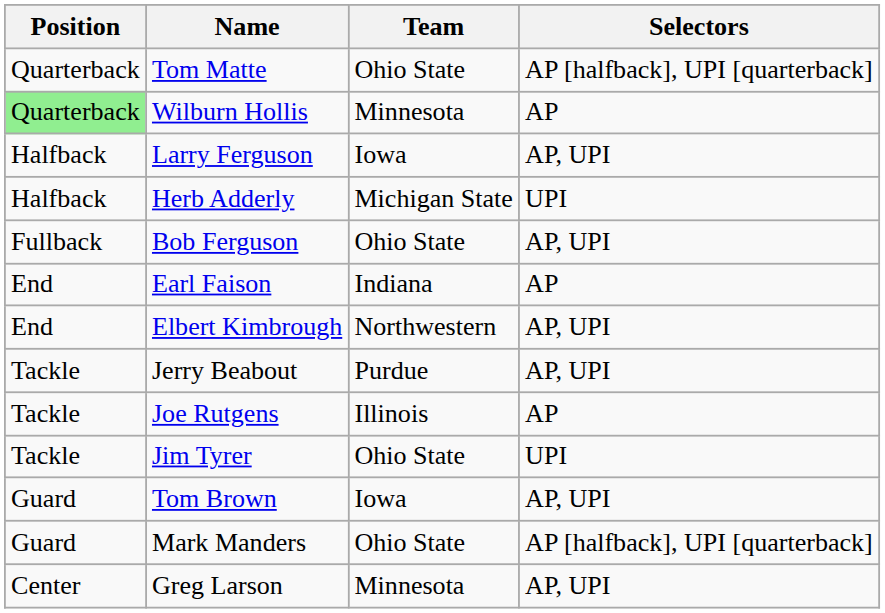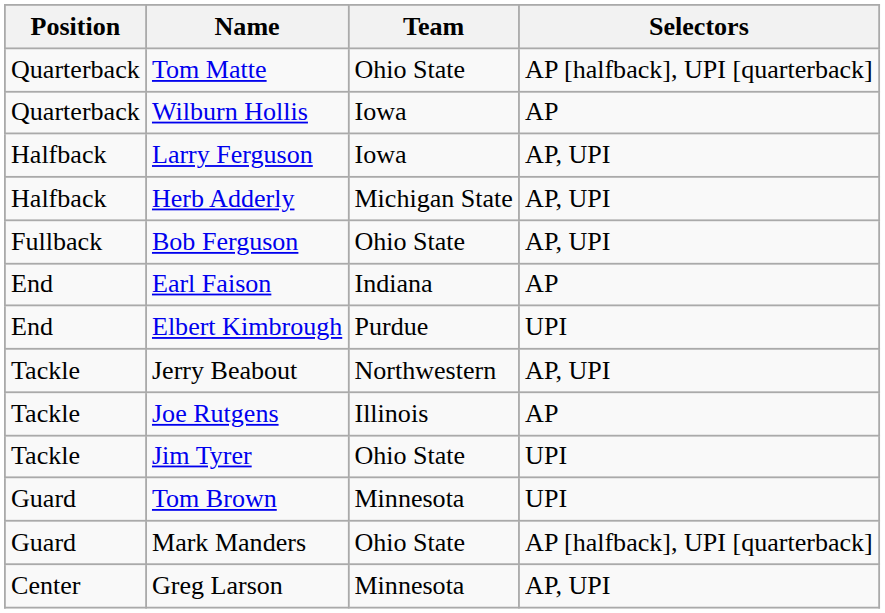(75, 112) lightgreen background -> (75, 112) no background
(409, 112) Minnesota -> (381, 112) Iowa
(546, 198) UPI -> (568, 198) AP, UPI
(425, 327) Northwestern -> (391, 327) Purdue
(568, 327) AP, UPI -> (546, 327) UPI
(391, 370) Purdue -> (425, 370) Northwestern
(381, 499) Iowa -> (409, 499) Minnesota
(568, 499) AP, UPI -> (546, 499) UPI
